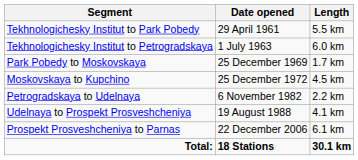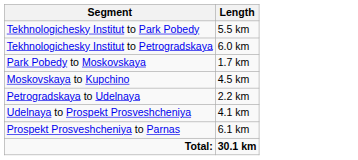- column: (263, 12)
